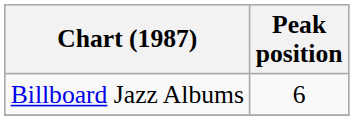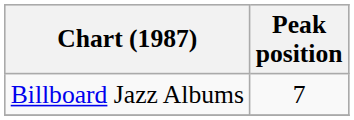(299, 94) 6 -> (299, 94) 7
